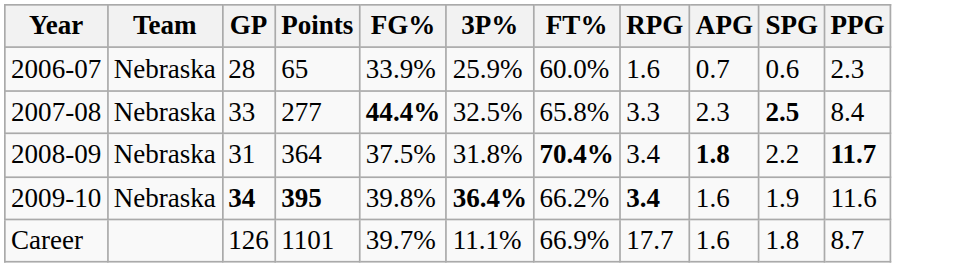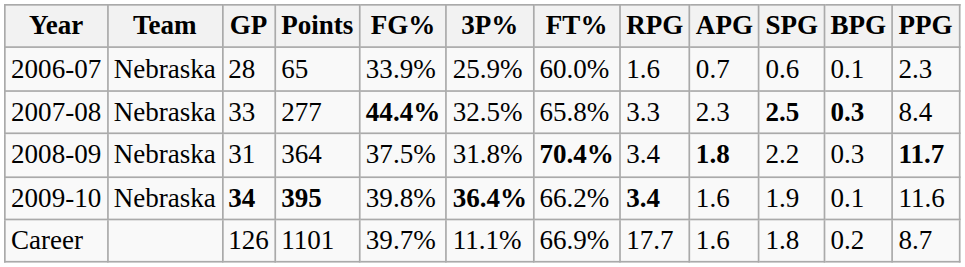+ column: (858, 25)
